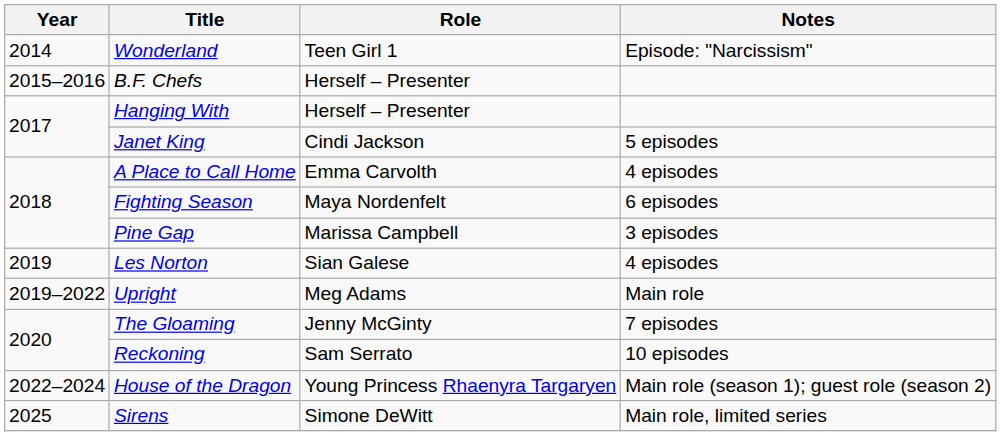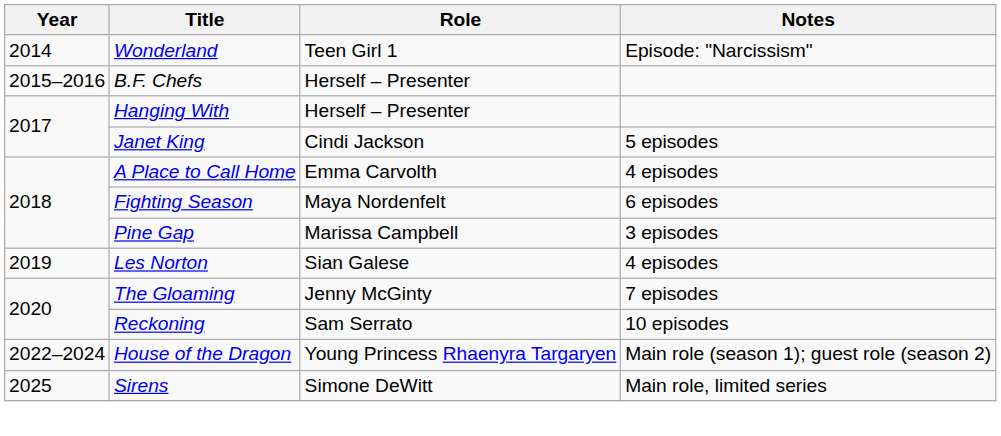- row: (145, 293)
